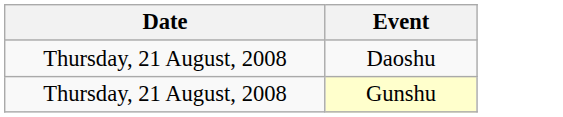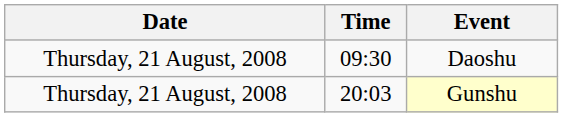+ column: (366, 22)
